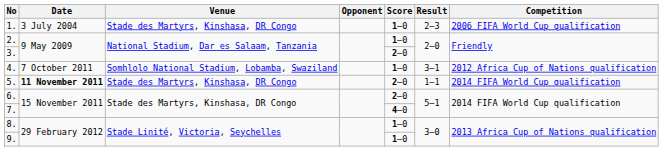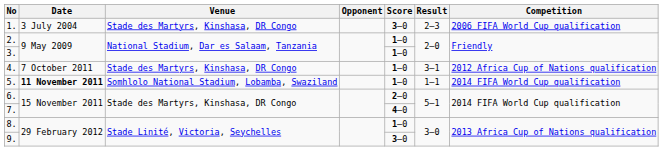(400, 26) 1–0 -> (400, 26) 3–0
(400, 54) 2–0 -> (400, 54) 1–0
(222, 68) Somhlolo National Stadium, Lobamba, Swaziland -> (202, 68) Stade des Martyrs, Kinshasa, DR Congo
(202, 82) Stade des Martyrs, Kinshasa, DR Congo -> (222, 82) Somhlolo National Stadium, Lobamba, Swaziland
(400, 82) 2–0 -> (400, 82) 1–0
(400, 139) 1–0 -> (400, 139) 3–0
